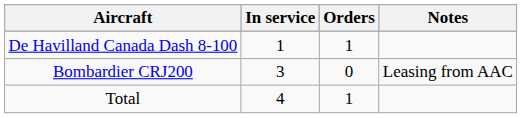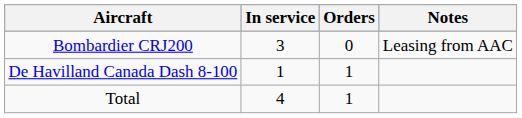rows swapped: (123, 71) <-> (123, 44)
